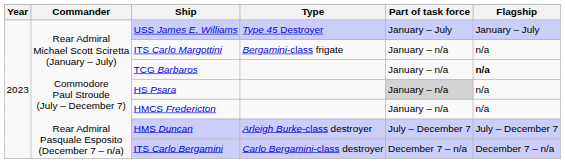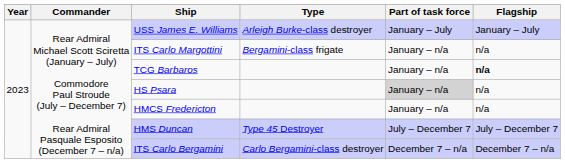(283, 30) Type 45 Destroyer -> (307, 30) Arleigh Burke-class destroyer
(307, 129) Arleigh Burke-class destroyer -> (283, 129) Type 45 Destroyer
